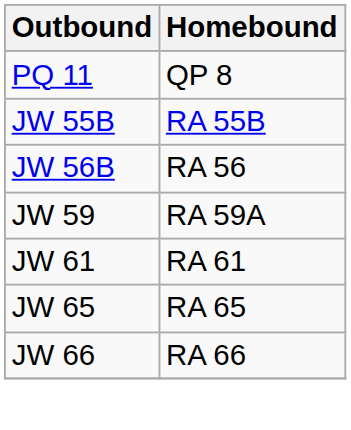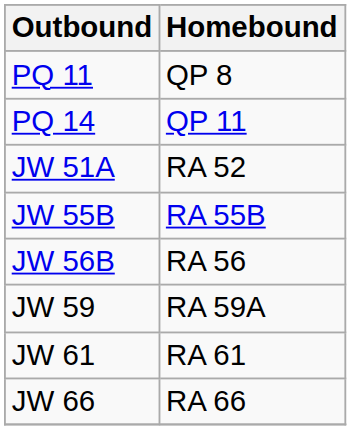+ row: (53, 121)
+ row: (63, 167)
- row: (53, 307)
